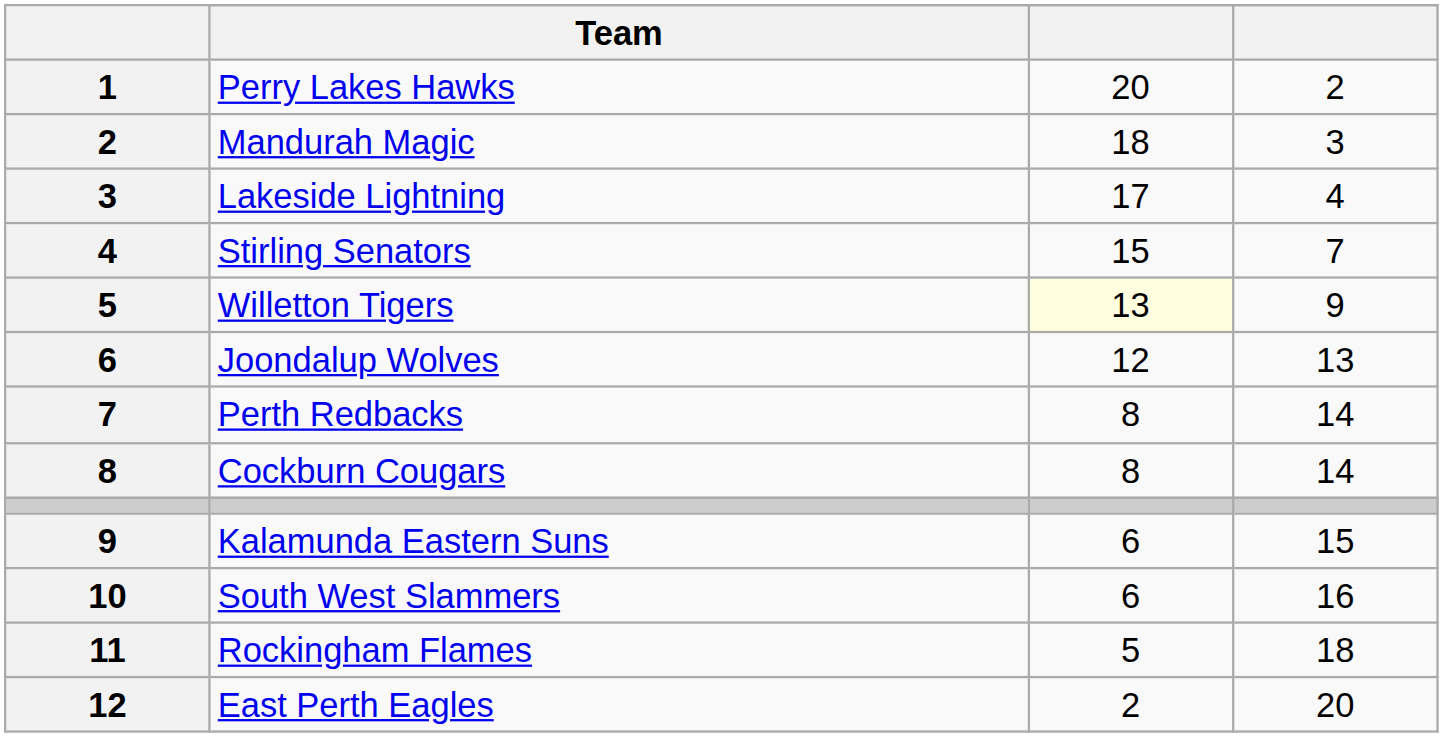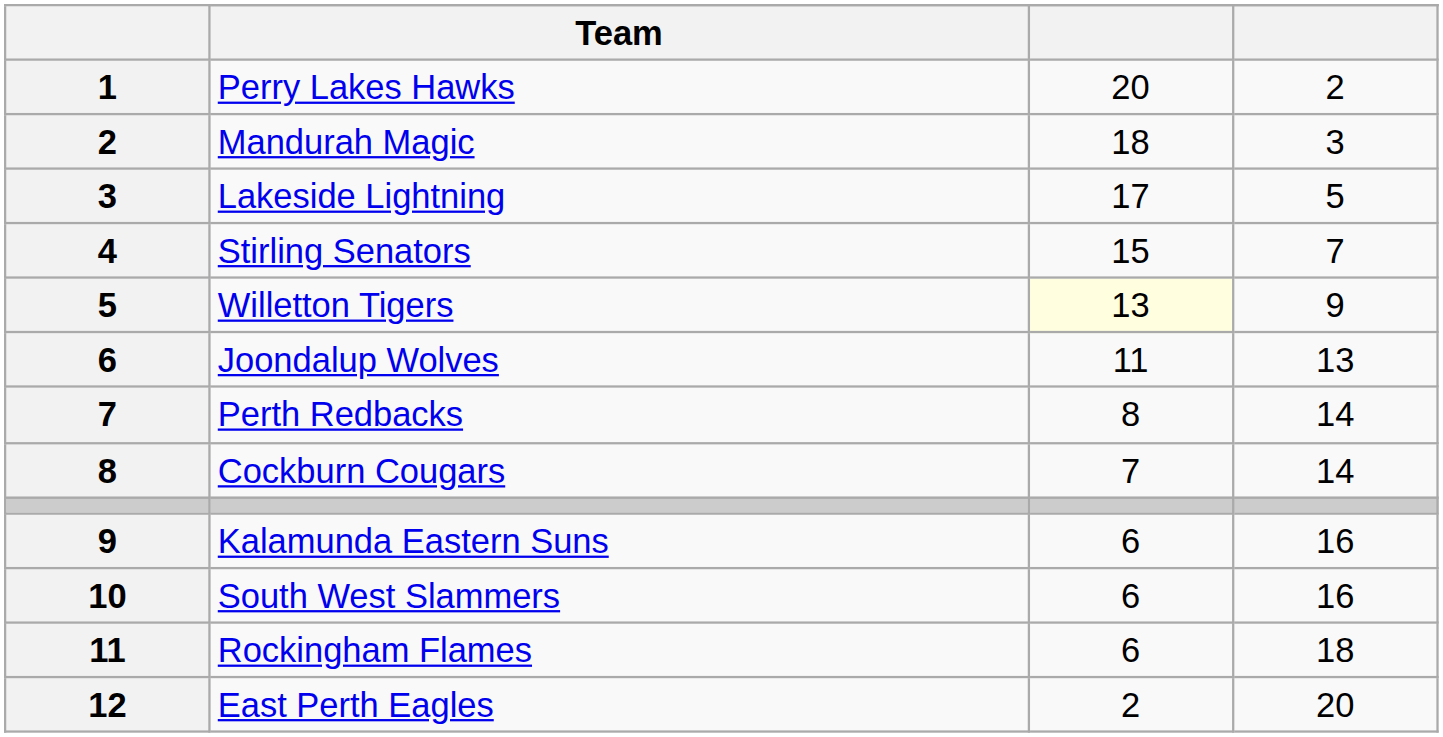(1335, 196) 4 -> (1335, 196) 5
(1131, 360) 12 -> (1131, 360) 11
(1131, 470) 8 -> (1131, 470) 7
(1335, 540) 15 -> (1335, 540) 16
(1131, 650) 5 -> (1131, 650) 6
